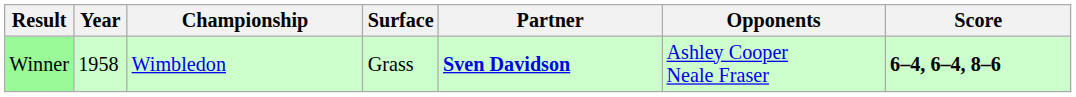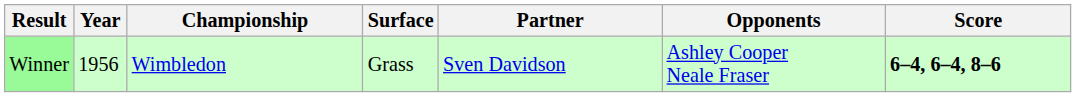(98, 63) 1958 -> (98, 63) 1956
(507, 63) bold -> (504, 63) normal
